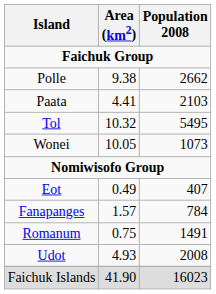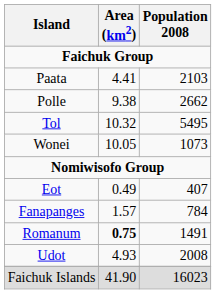rows swapped: (52, 101) <-> (52, 79)
(124, 233) normal -> (124, 233) bold
